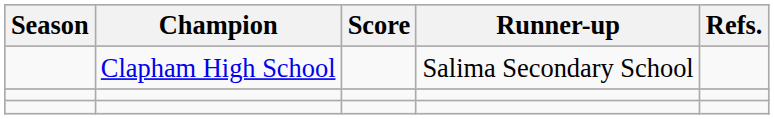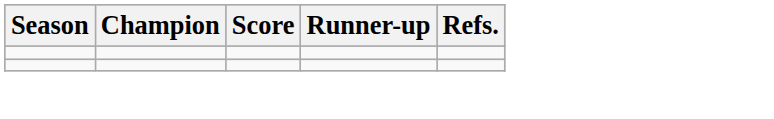- row: (218, 67)
